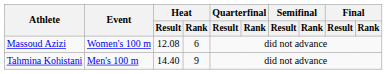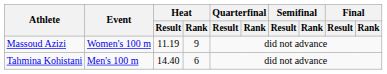(168, 44) 12.08 -> (168, 44) 11.19
(197, 44) 6 -> (197, 44) 9
(197, 61) 9 -> (197, 61) 6
